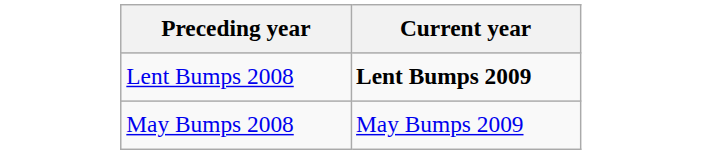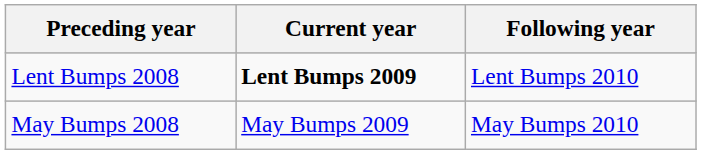+ column: (580, 28)
